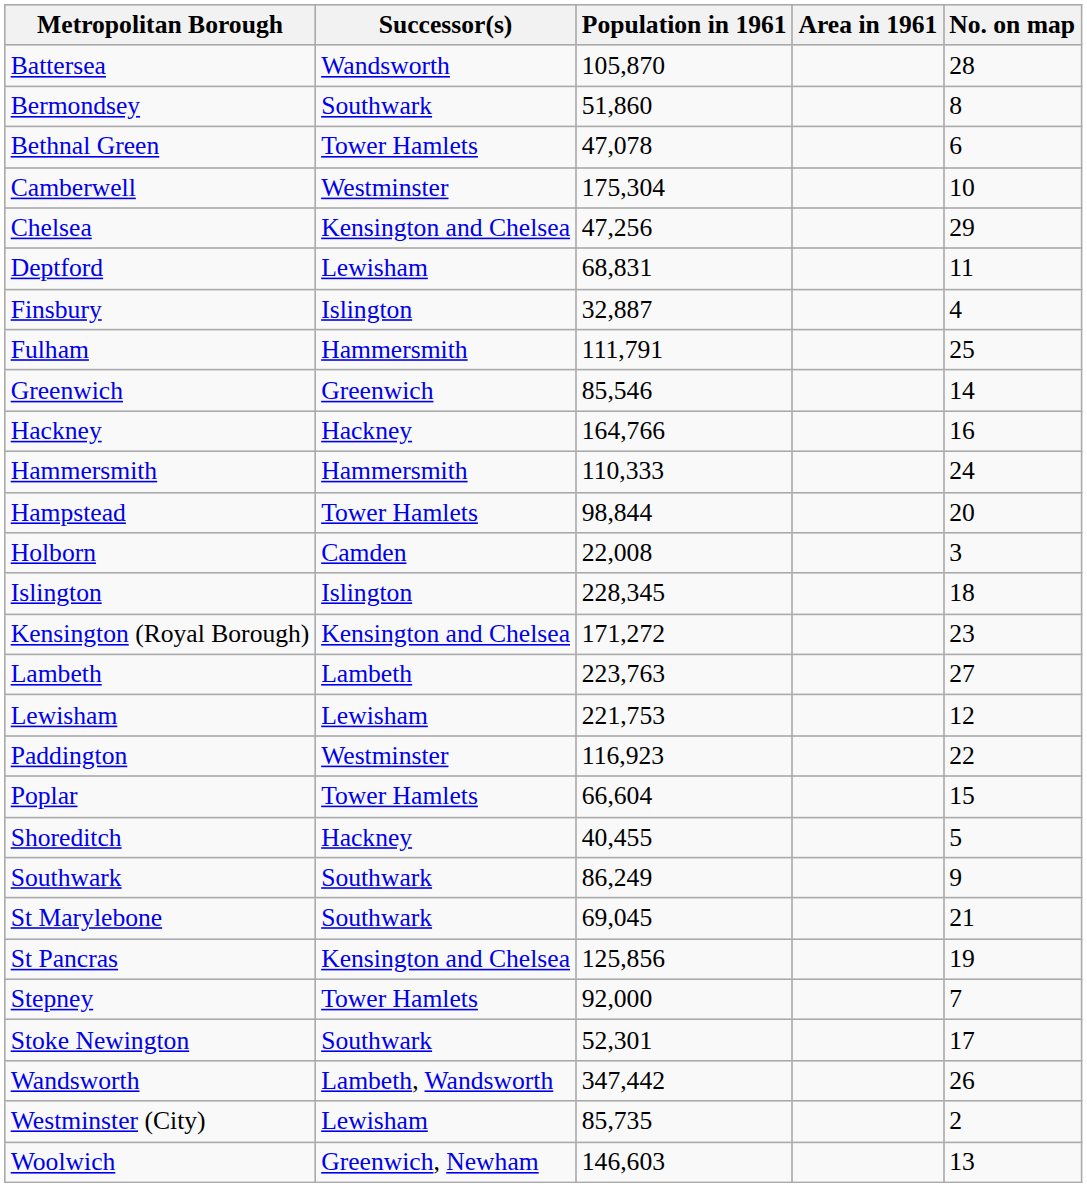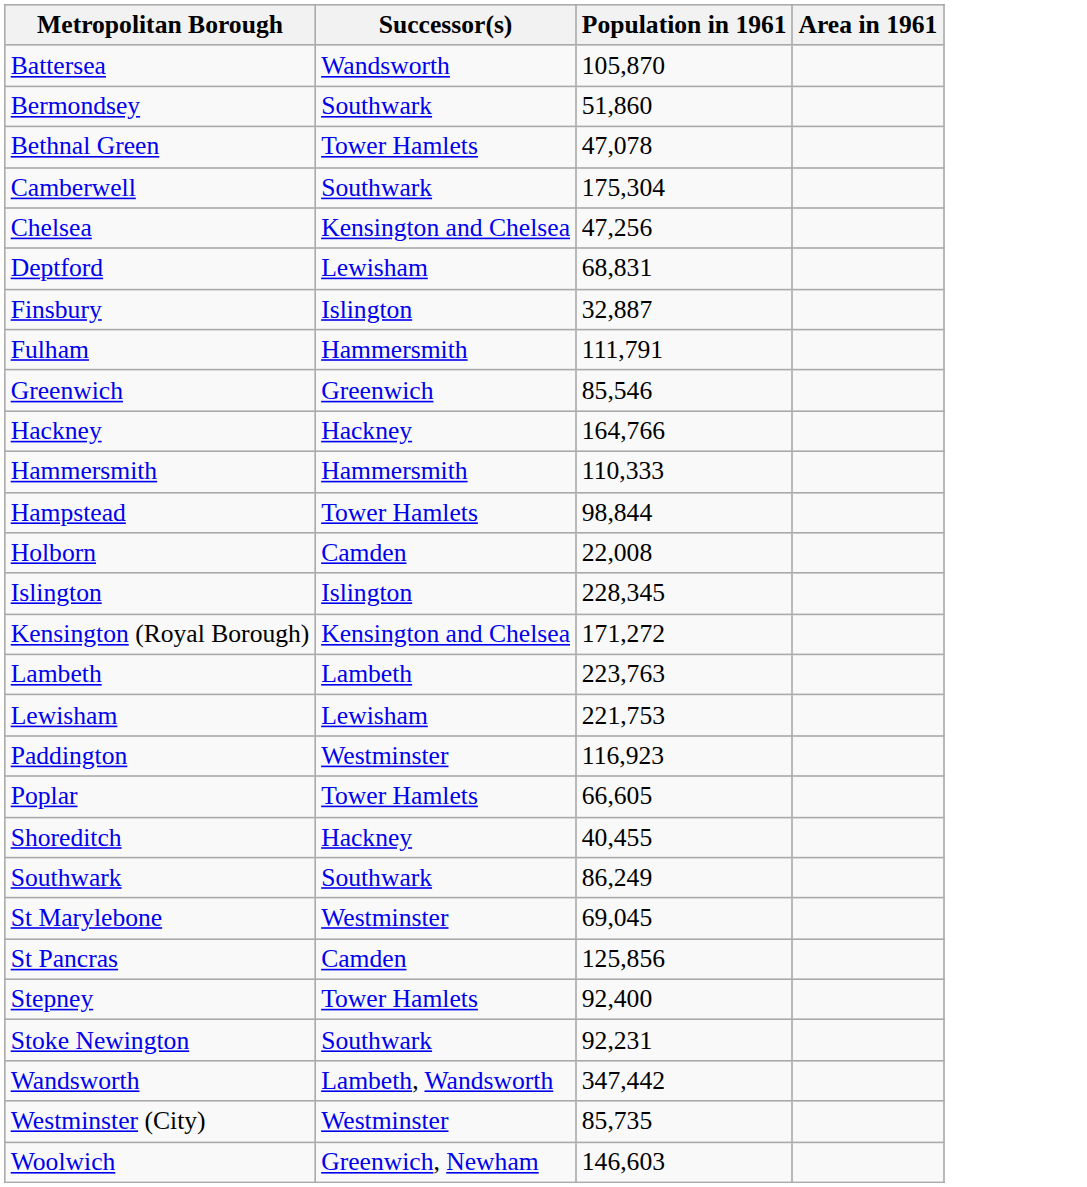- column: (1012, 24)
(385, 187) Westminster -> (377, 187) Southwark
(617, 796) 66,604 -> (617, 796) 66,605
(377, 918) Southwark -> (385, 918) Westminster
(446, 958) Kensington and Chelsea -> (364, 958) Camden
(617, 999) 92,000 -> (617, 999) 92,400
(617, 1039) 52,301 -> (617, 1039) 92,231
(374, 1120) Lewisham -> (385, 1120) Westminster
